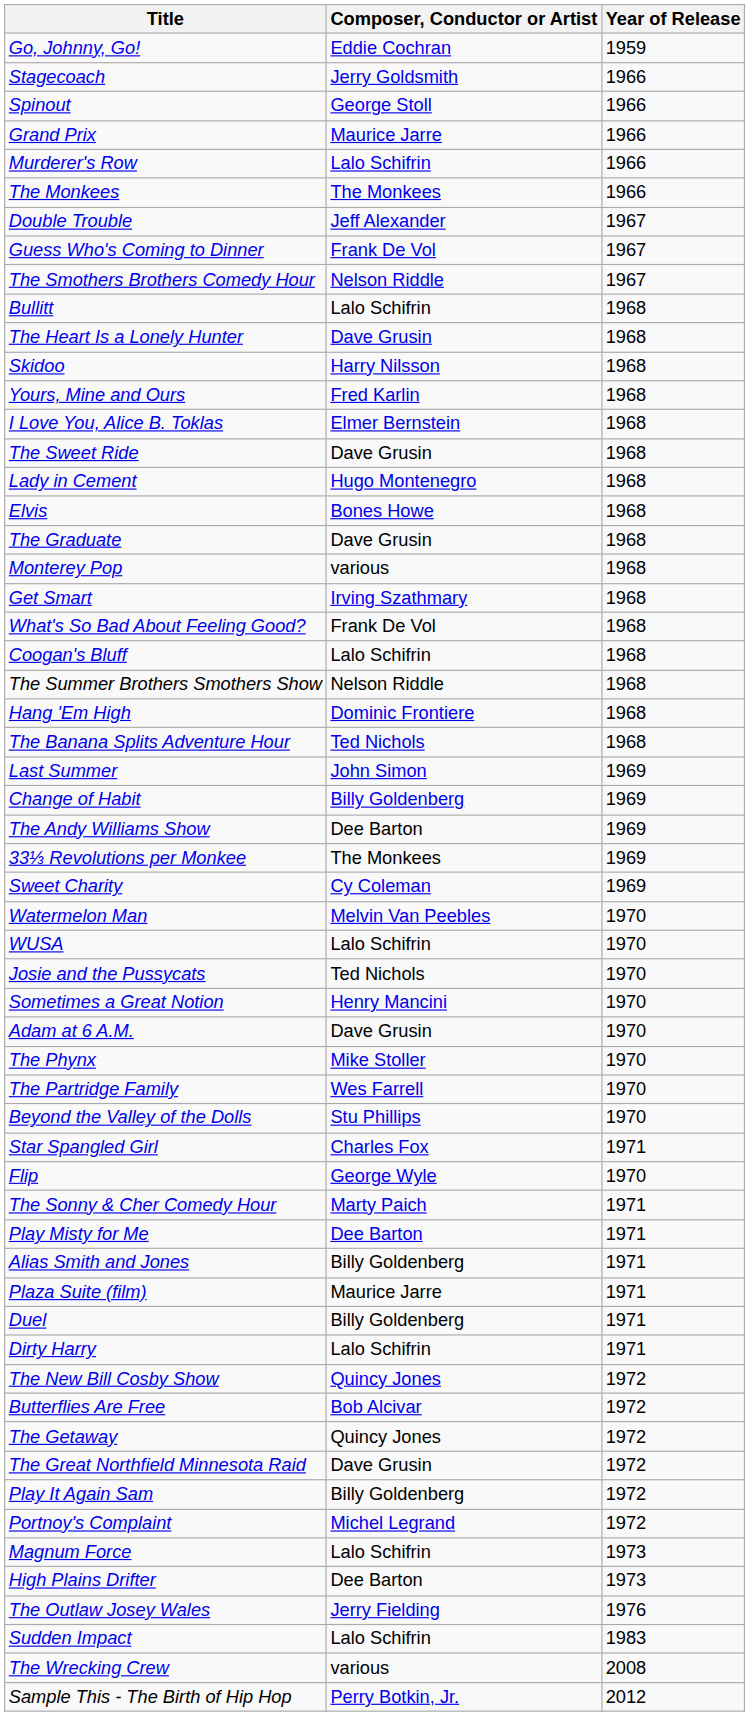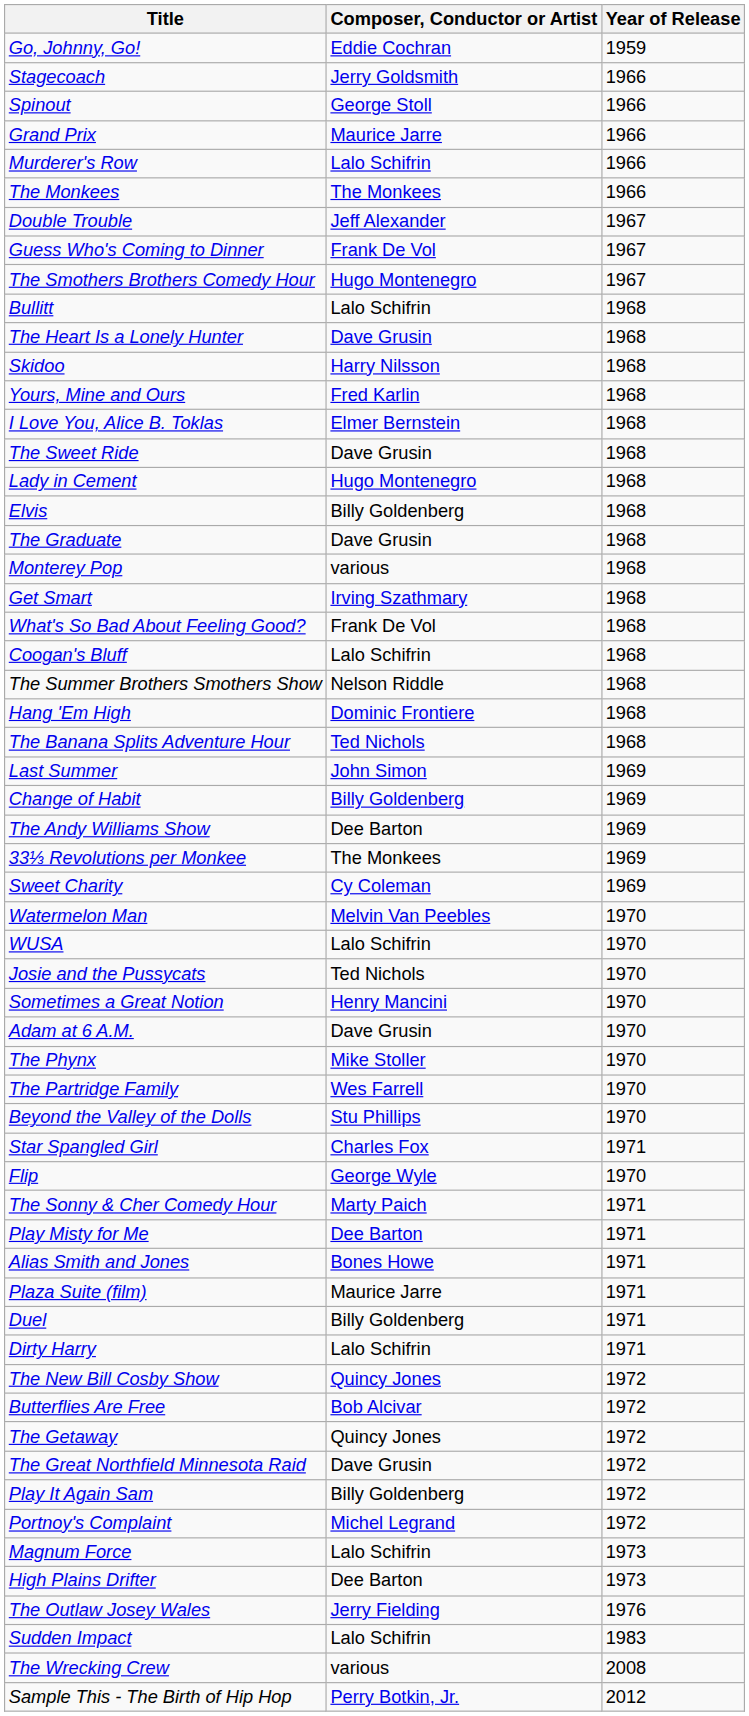(387, 279) Nelson Riddle -> (403, 279) Hugo Montenegro
(382, 510) Bones Howe -> (397, 510) Billy Goldenberg
(397, 1262) Billy Goldenberg -> (382, 1262) Bones Howe
